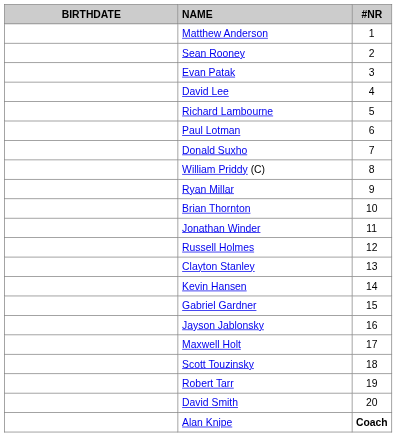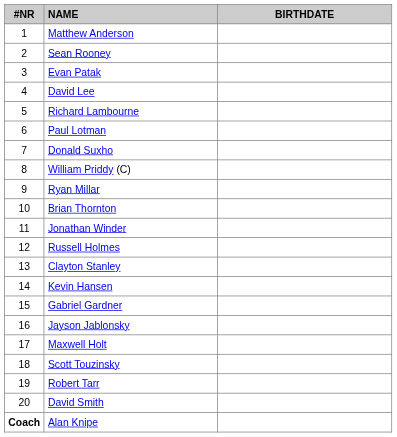columns swapped: (372, 14) <-> (91, 14)
